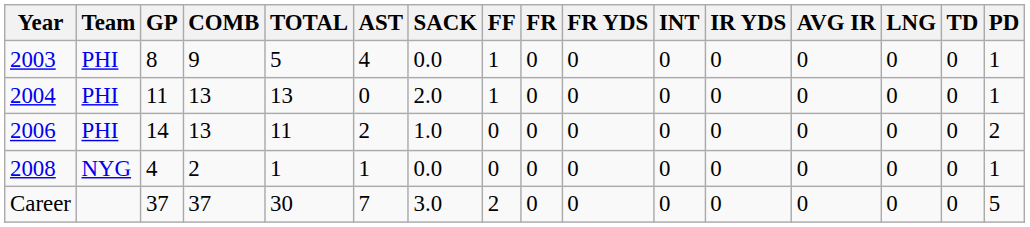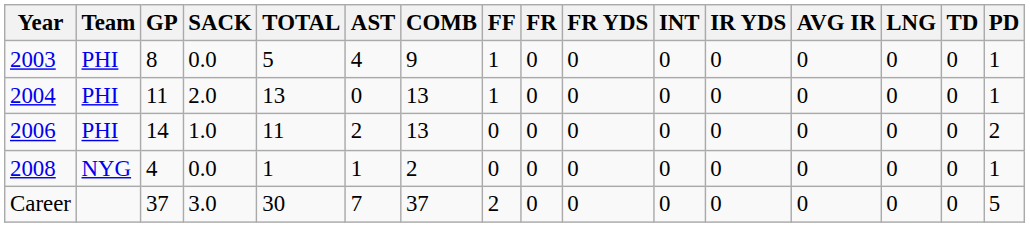columns swapped: (224, 22) <-> (445, 22)
